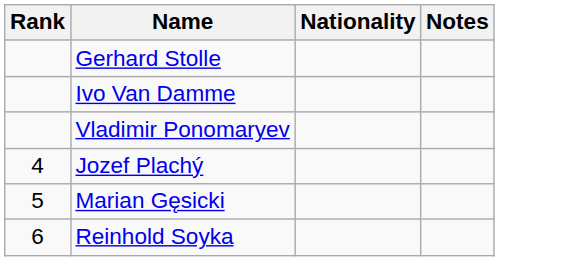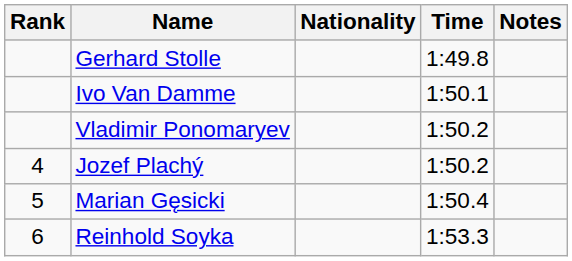+ column: (457, 22)
